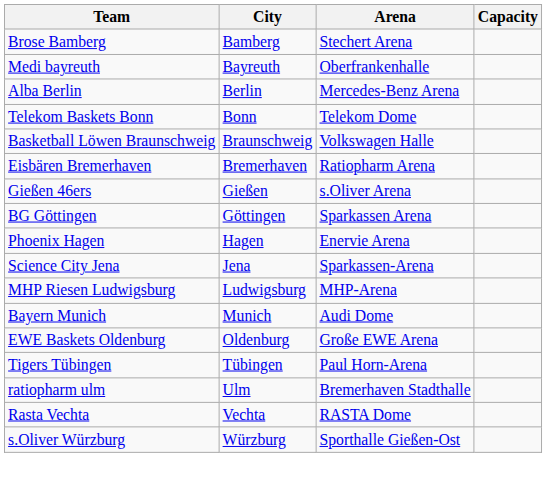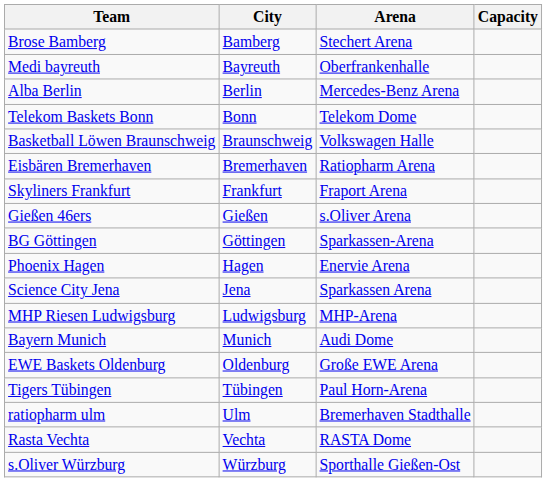+ row: (69, 191)
(375, 215) Sparkassen Arena -> (377, 240) Sparkassen-Arena
(377, 265) Sparkassen-Arena -> (375, 290) Sparkassen Arena
